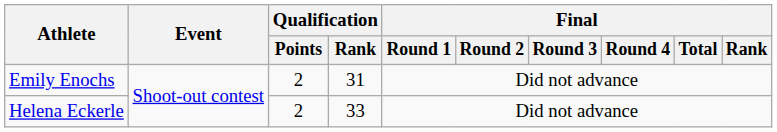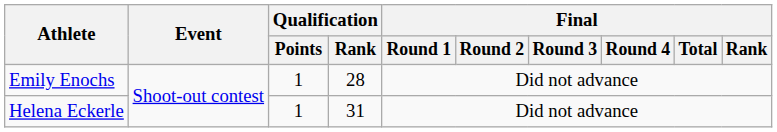(298, 80) 2 -> (298, 80) 1
(355, 80) 31 -> (355, 80) 28
(298, 111) 2 -> (298, 111) 1
(355, 111) 33 -> (355, 111) 31
